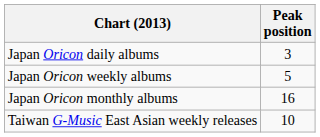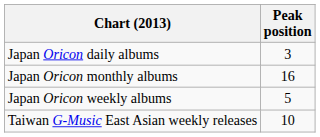rows swapped: (90, 76) <-> (93, 98)
